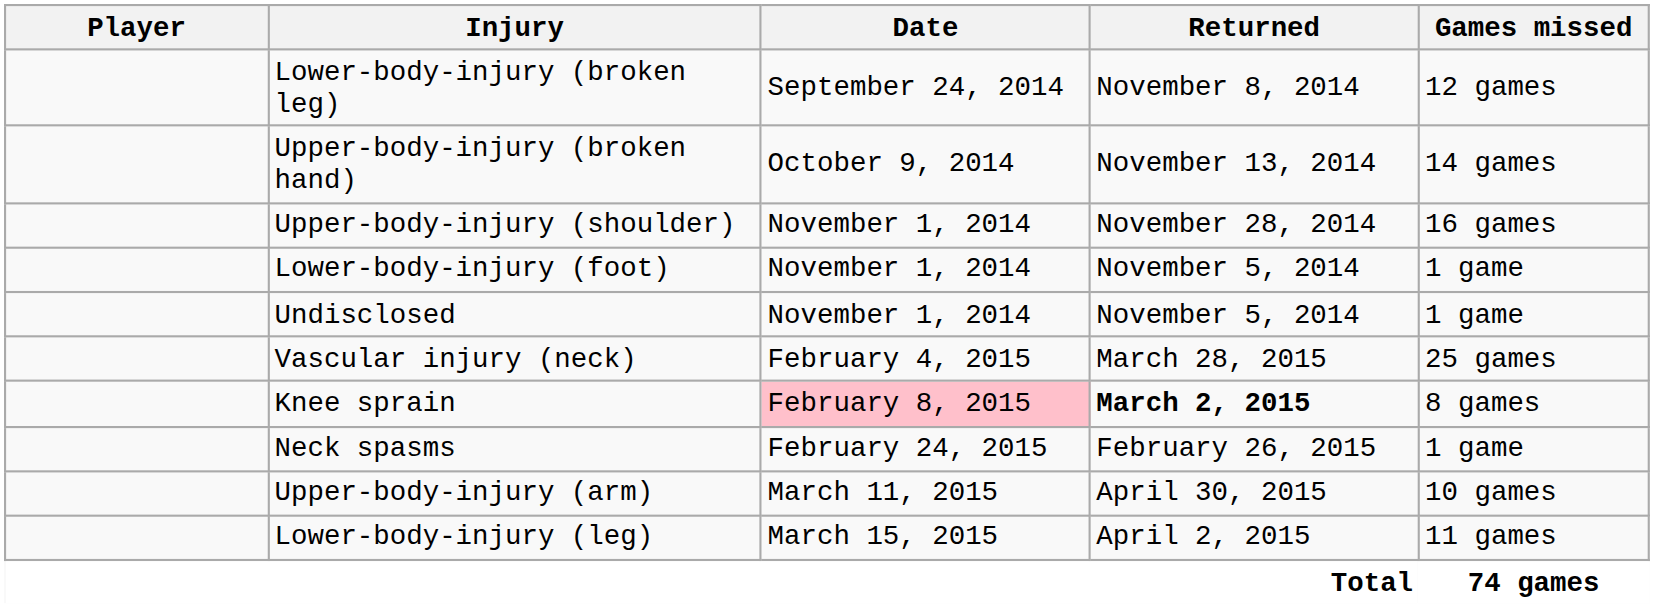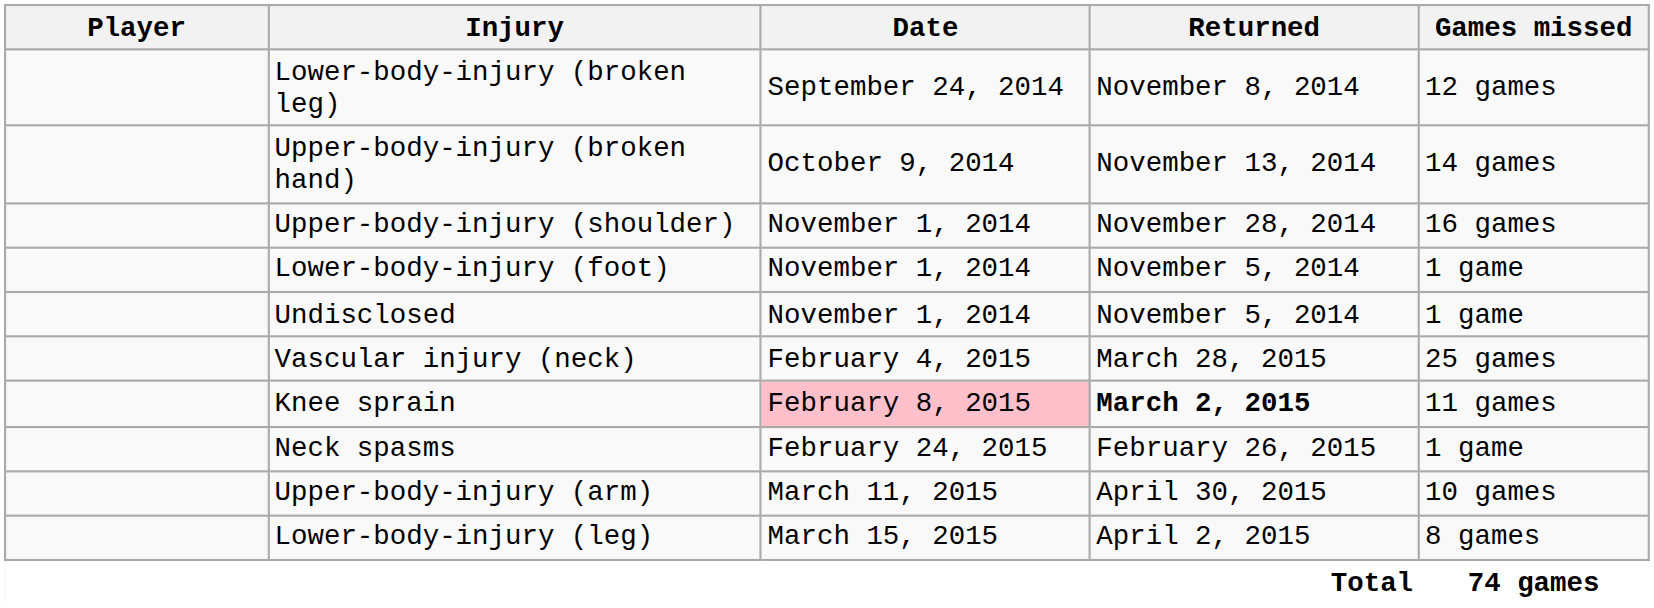(1483, 404) 8 games -> (1491, 404) 11 games
(1491, 538) 11 games -> (1483, 538) 8 games
